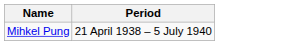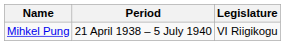+ column: (247, 13)
